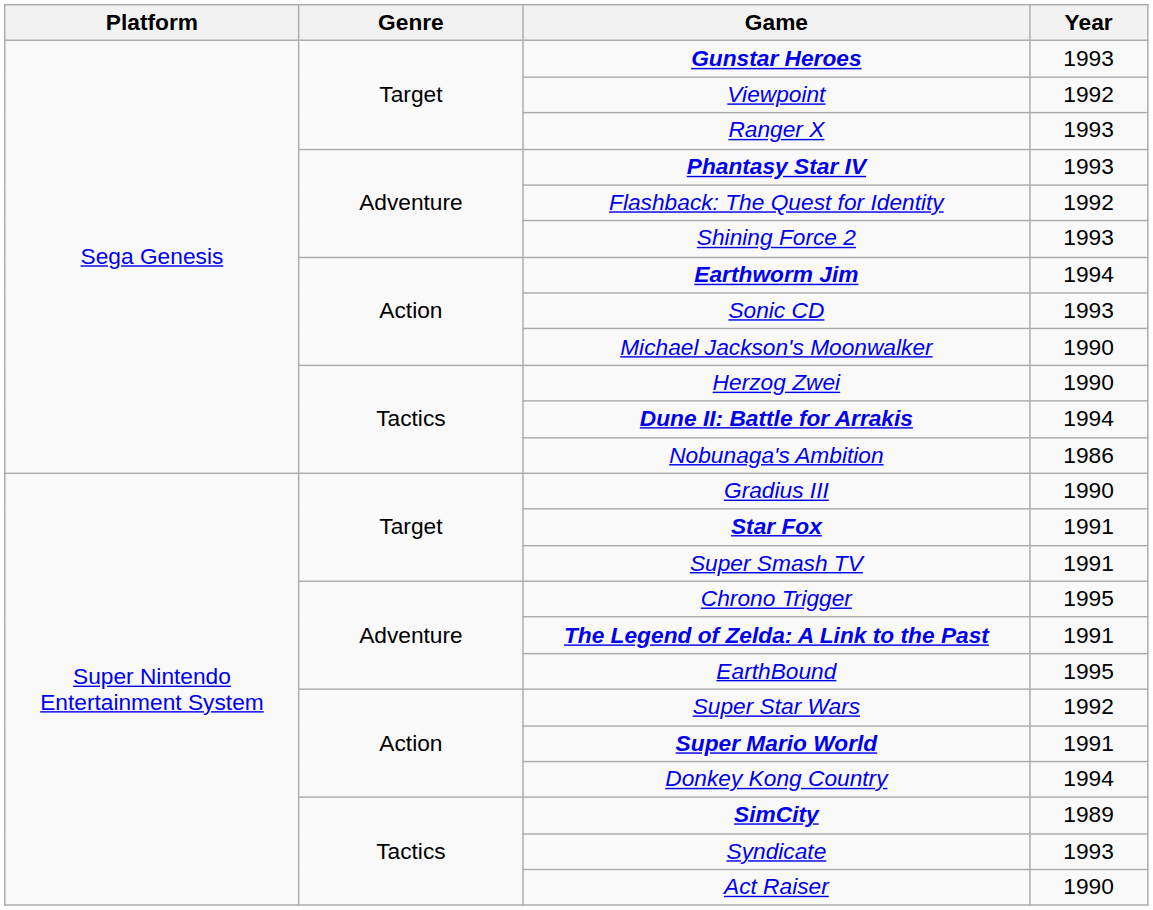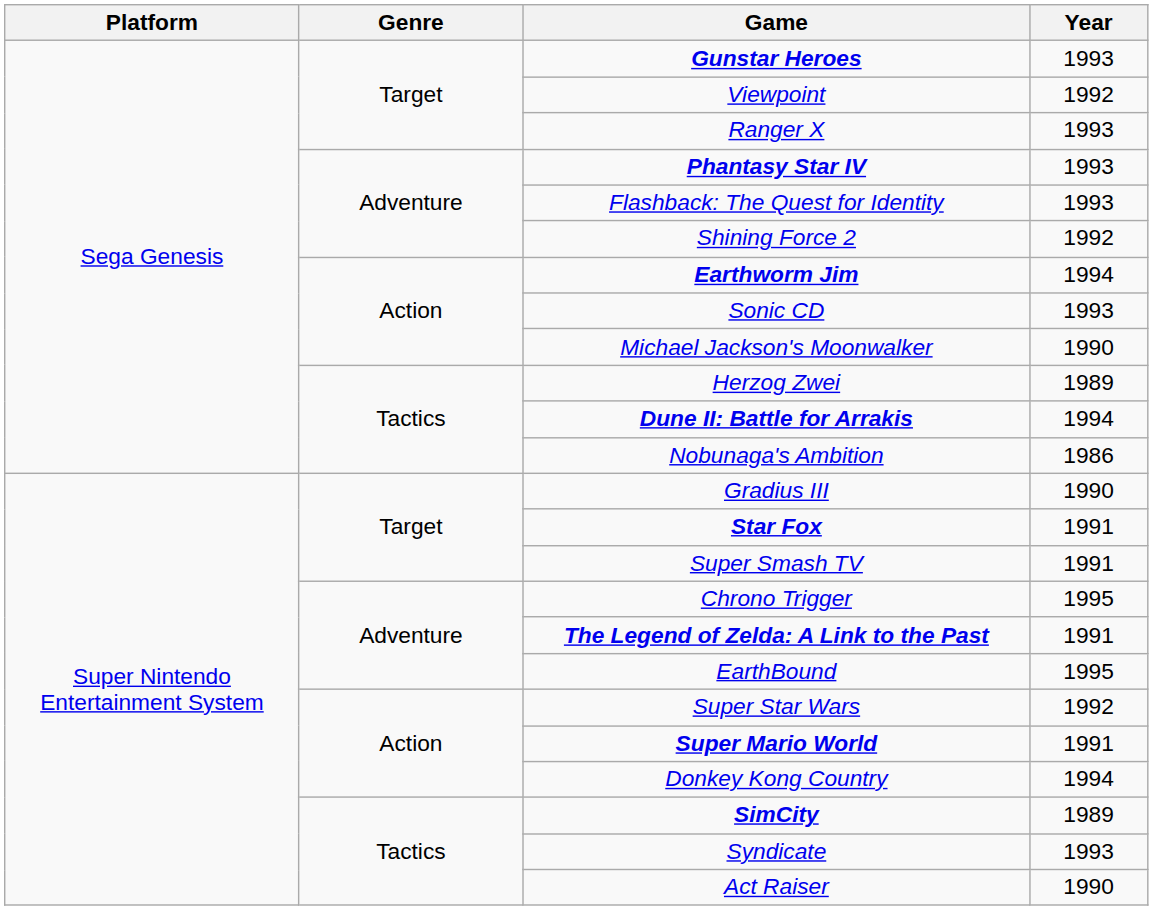(1089, 202) 1992 -> (1089, 202) 1993
(1089, 238) 1993 -> (1089, 238) 1992
(1089, 382) 1990 -> (1089, 382) 1989
